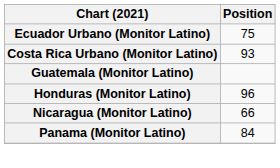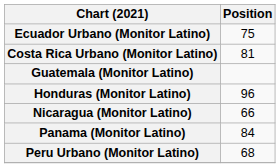(248, 53) 93 -> (248, 53) 81
+ row: (112, 152)
